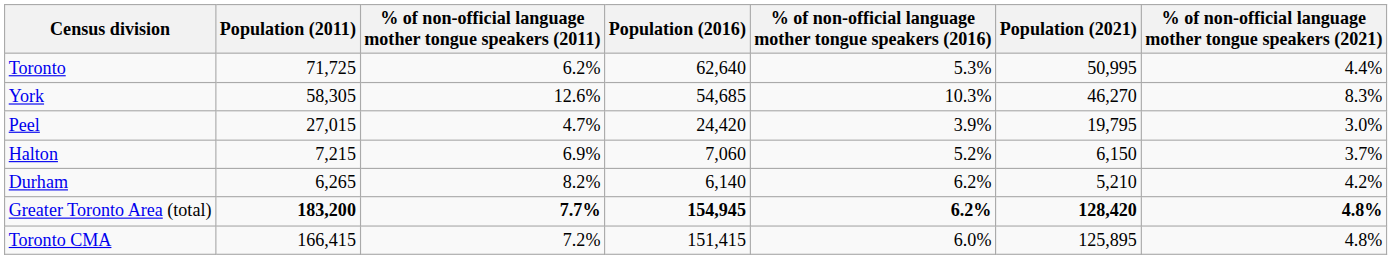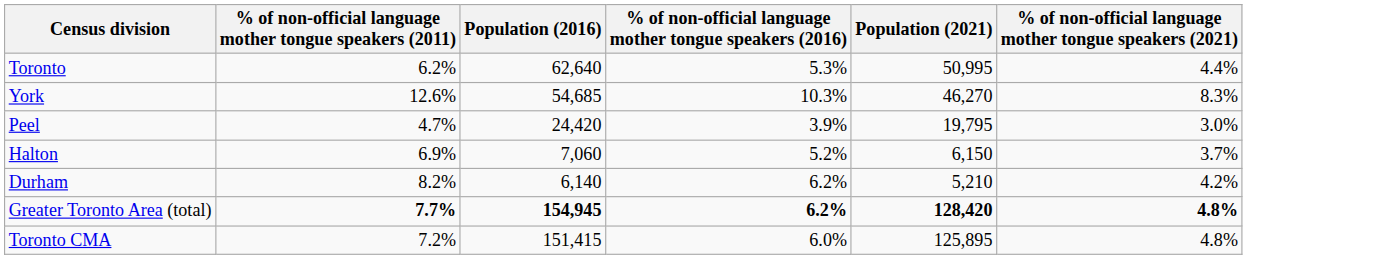- column: (288, 29)
